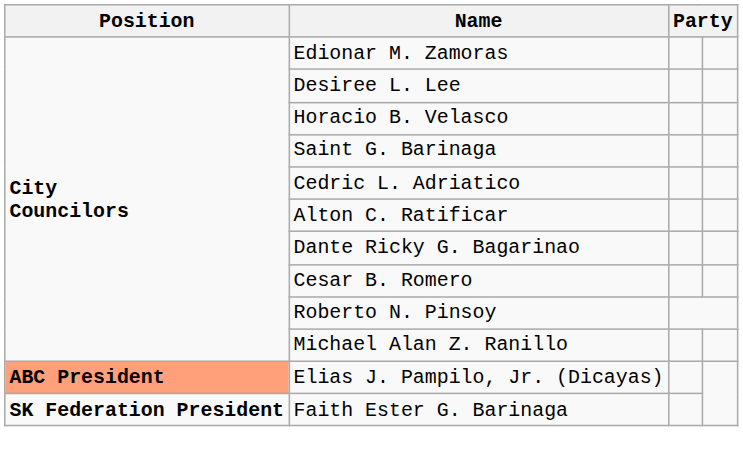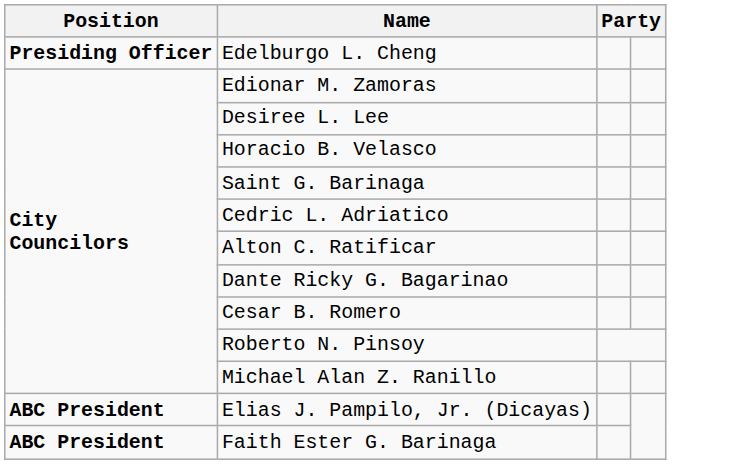+ row: (329, 53)
(87, 378) lightsalmon background -> (87, 410) no background
(147, 410) SK Federation President -> (87, 442) ABC President
